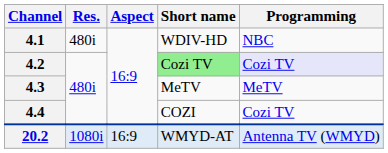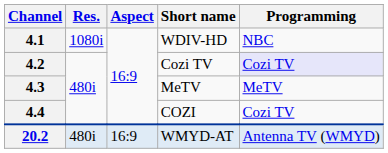(83, 40) 480i -> (86, 40) 1080i
(187, 64) lightgreen background -> (187, 64) no background
(86, 136) 1080i -> (83, 136) 480i
